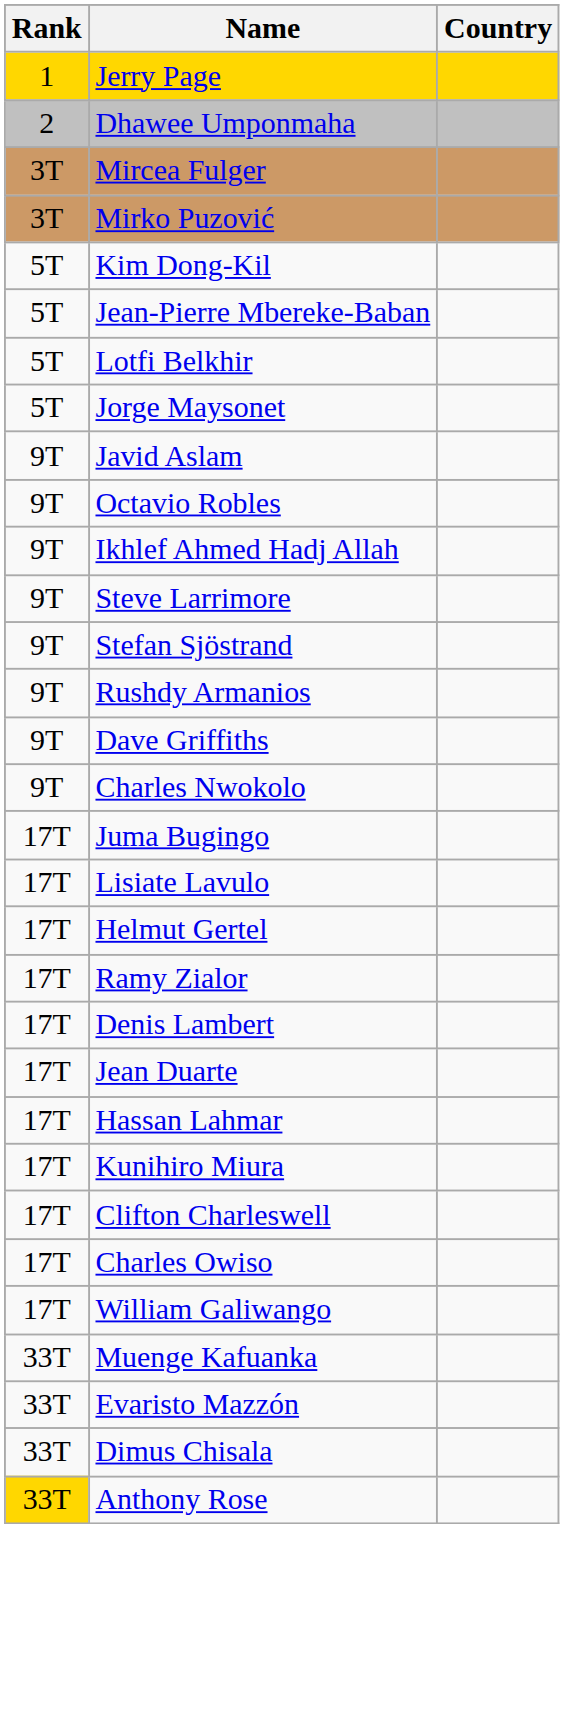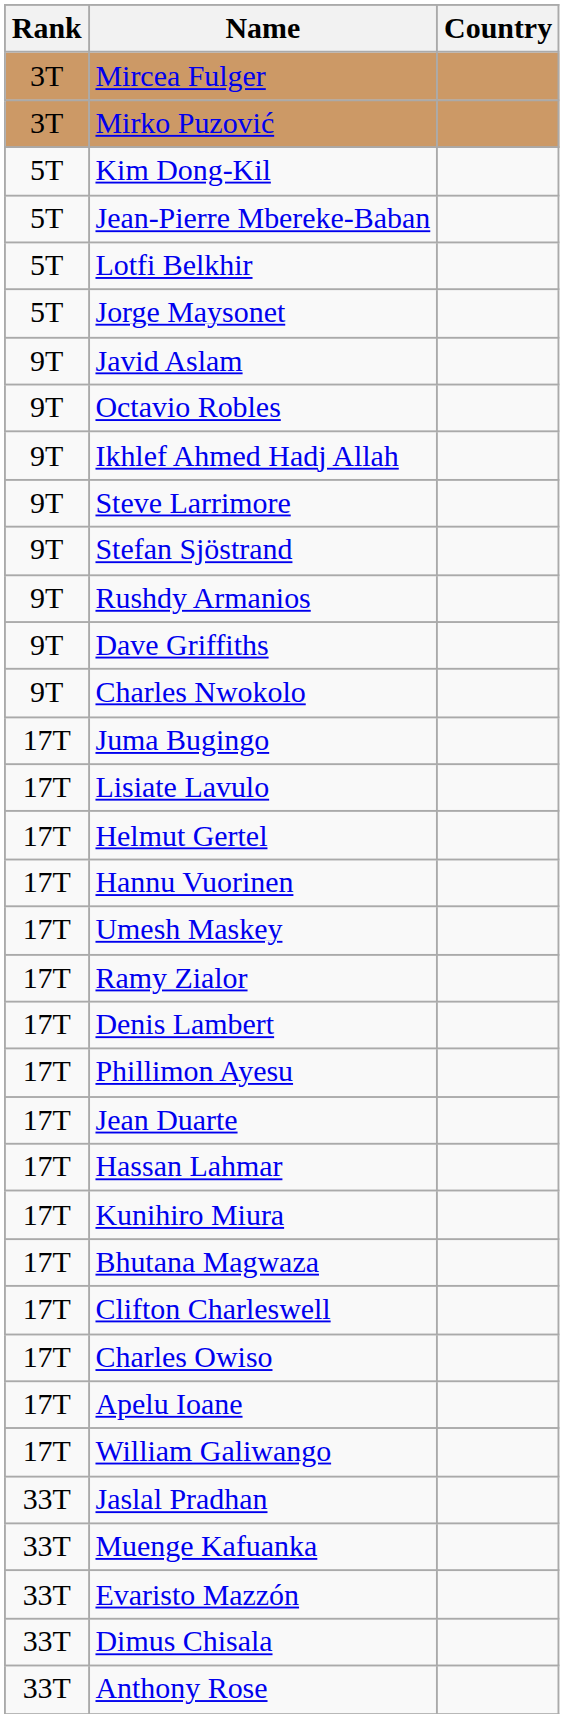- row: (158, 75)
- row: (226, 123)
+ row: (194, 882)
+ row: (189, 929)
+ row: (194, 1072)
+ row: (207, 1261)
+ row: (169, 1404)
+ row: (181, 1499)
(47, 1499) gold background -> (47, 1689) no background
